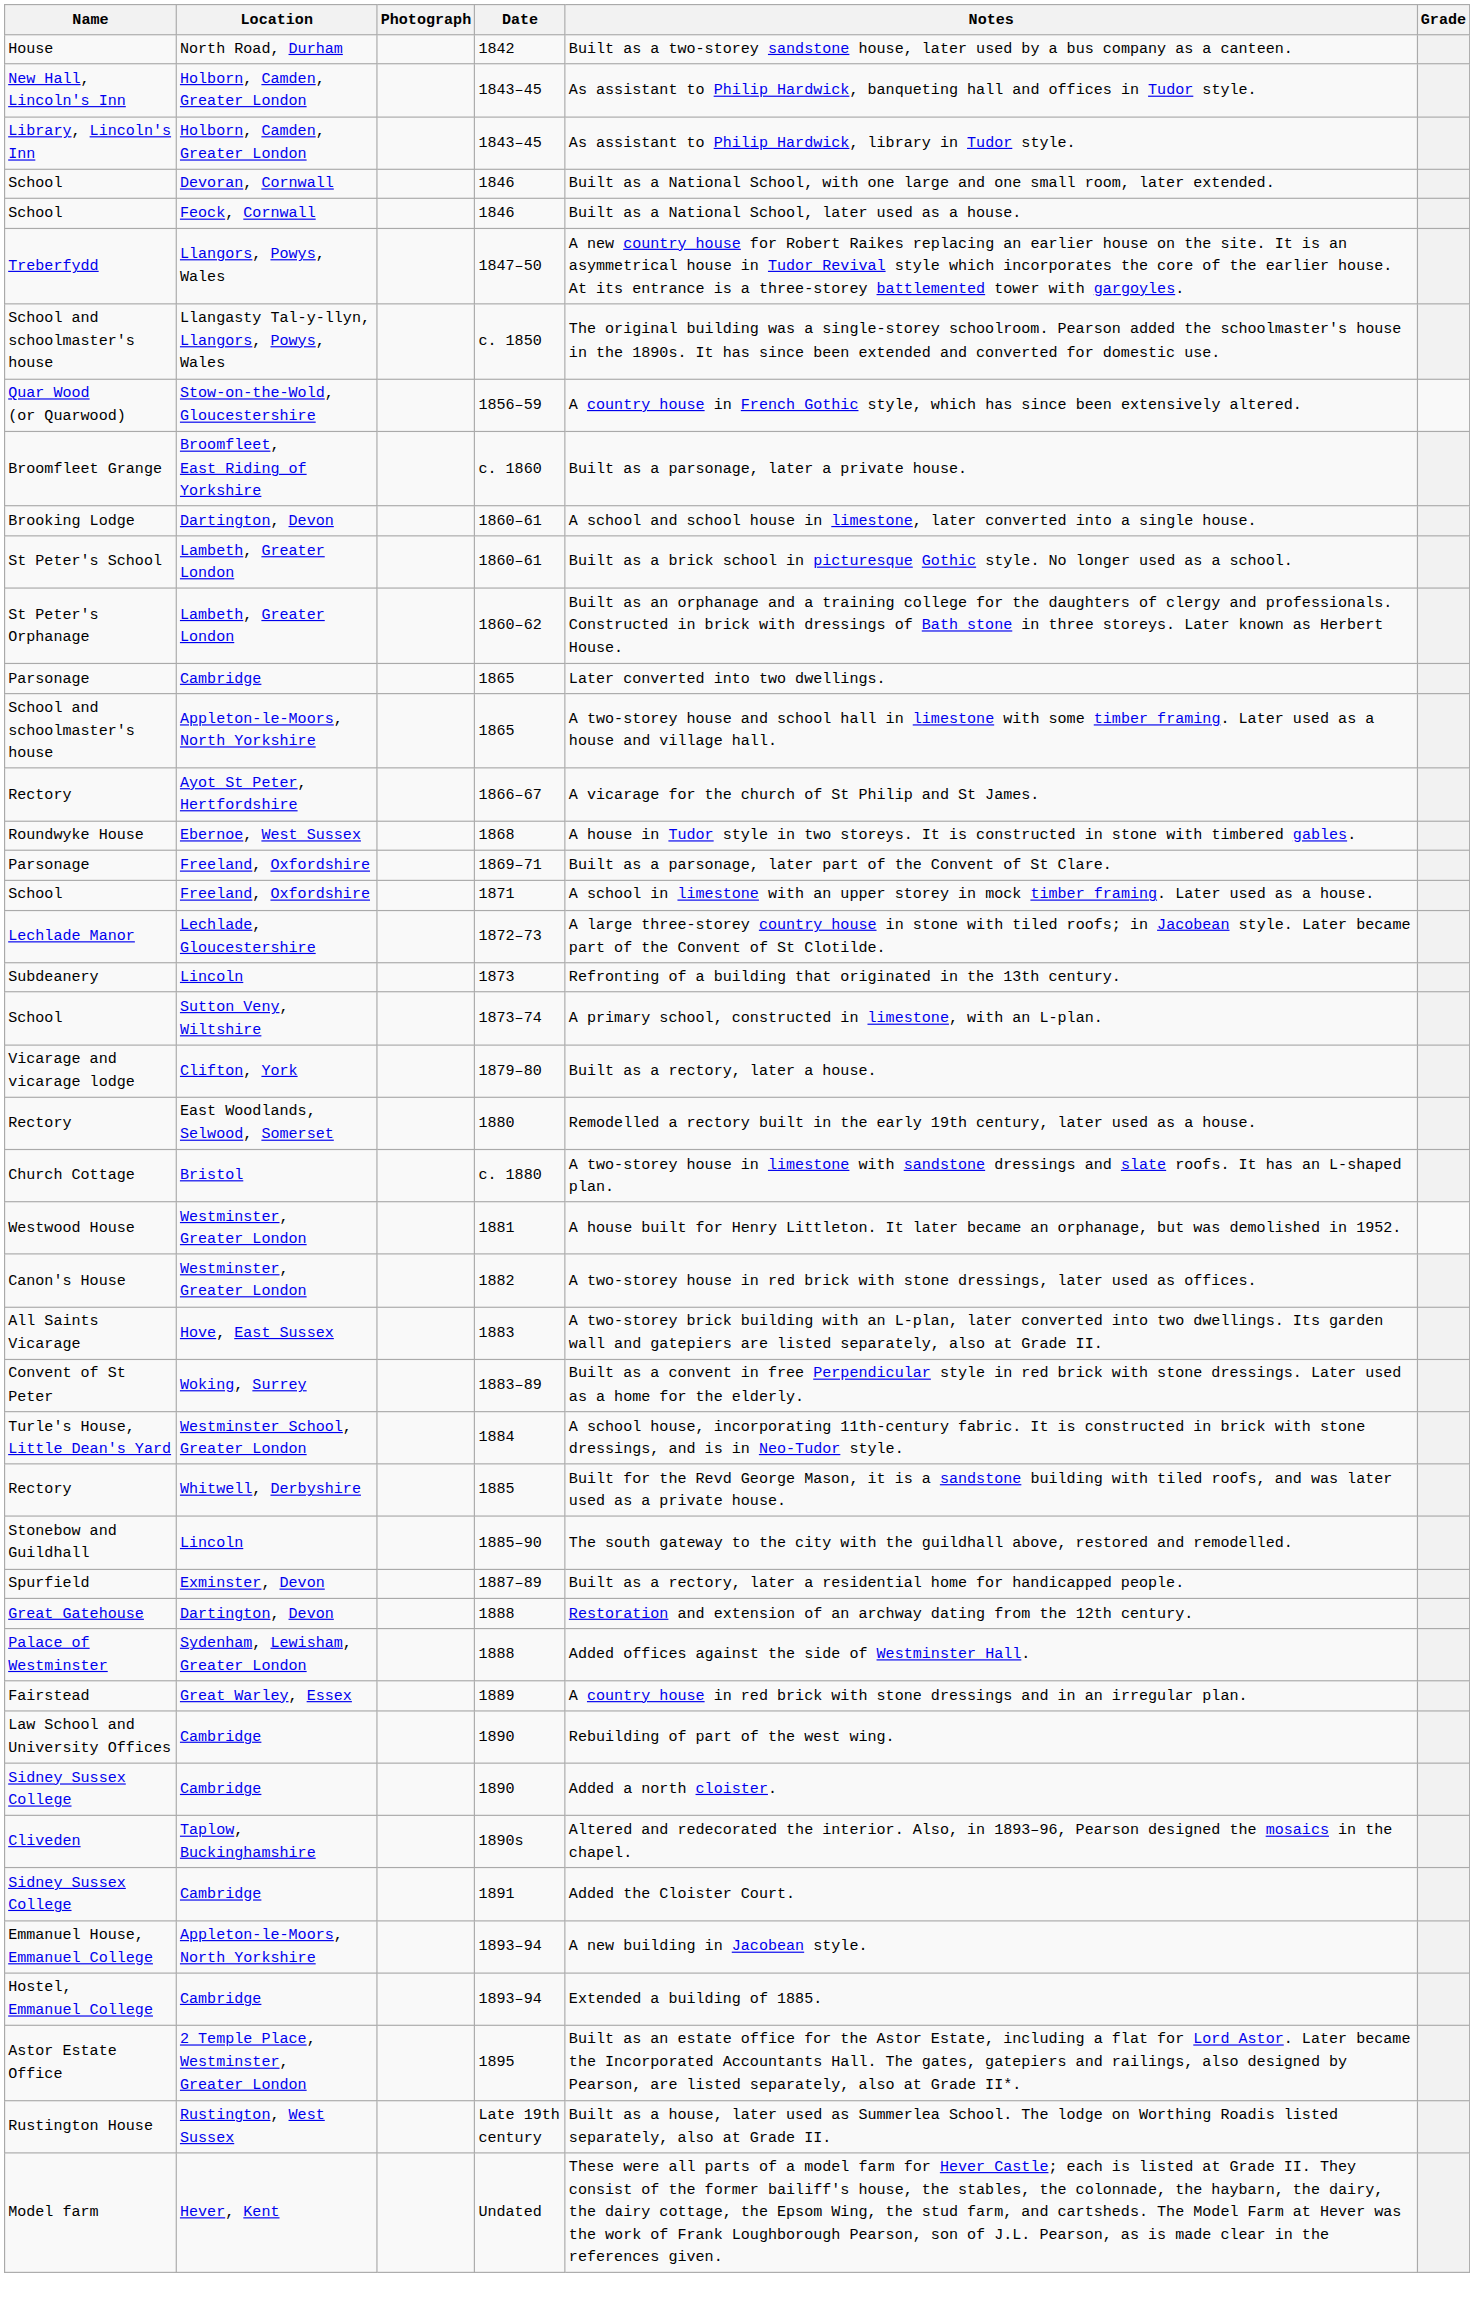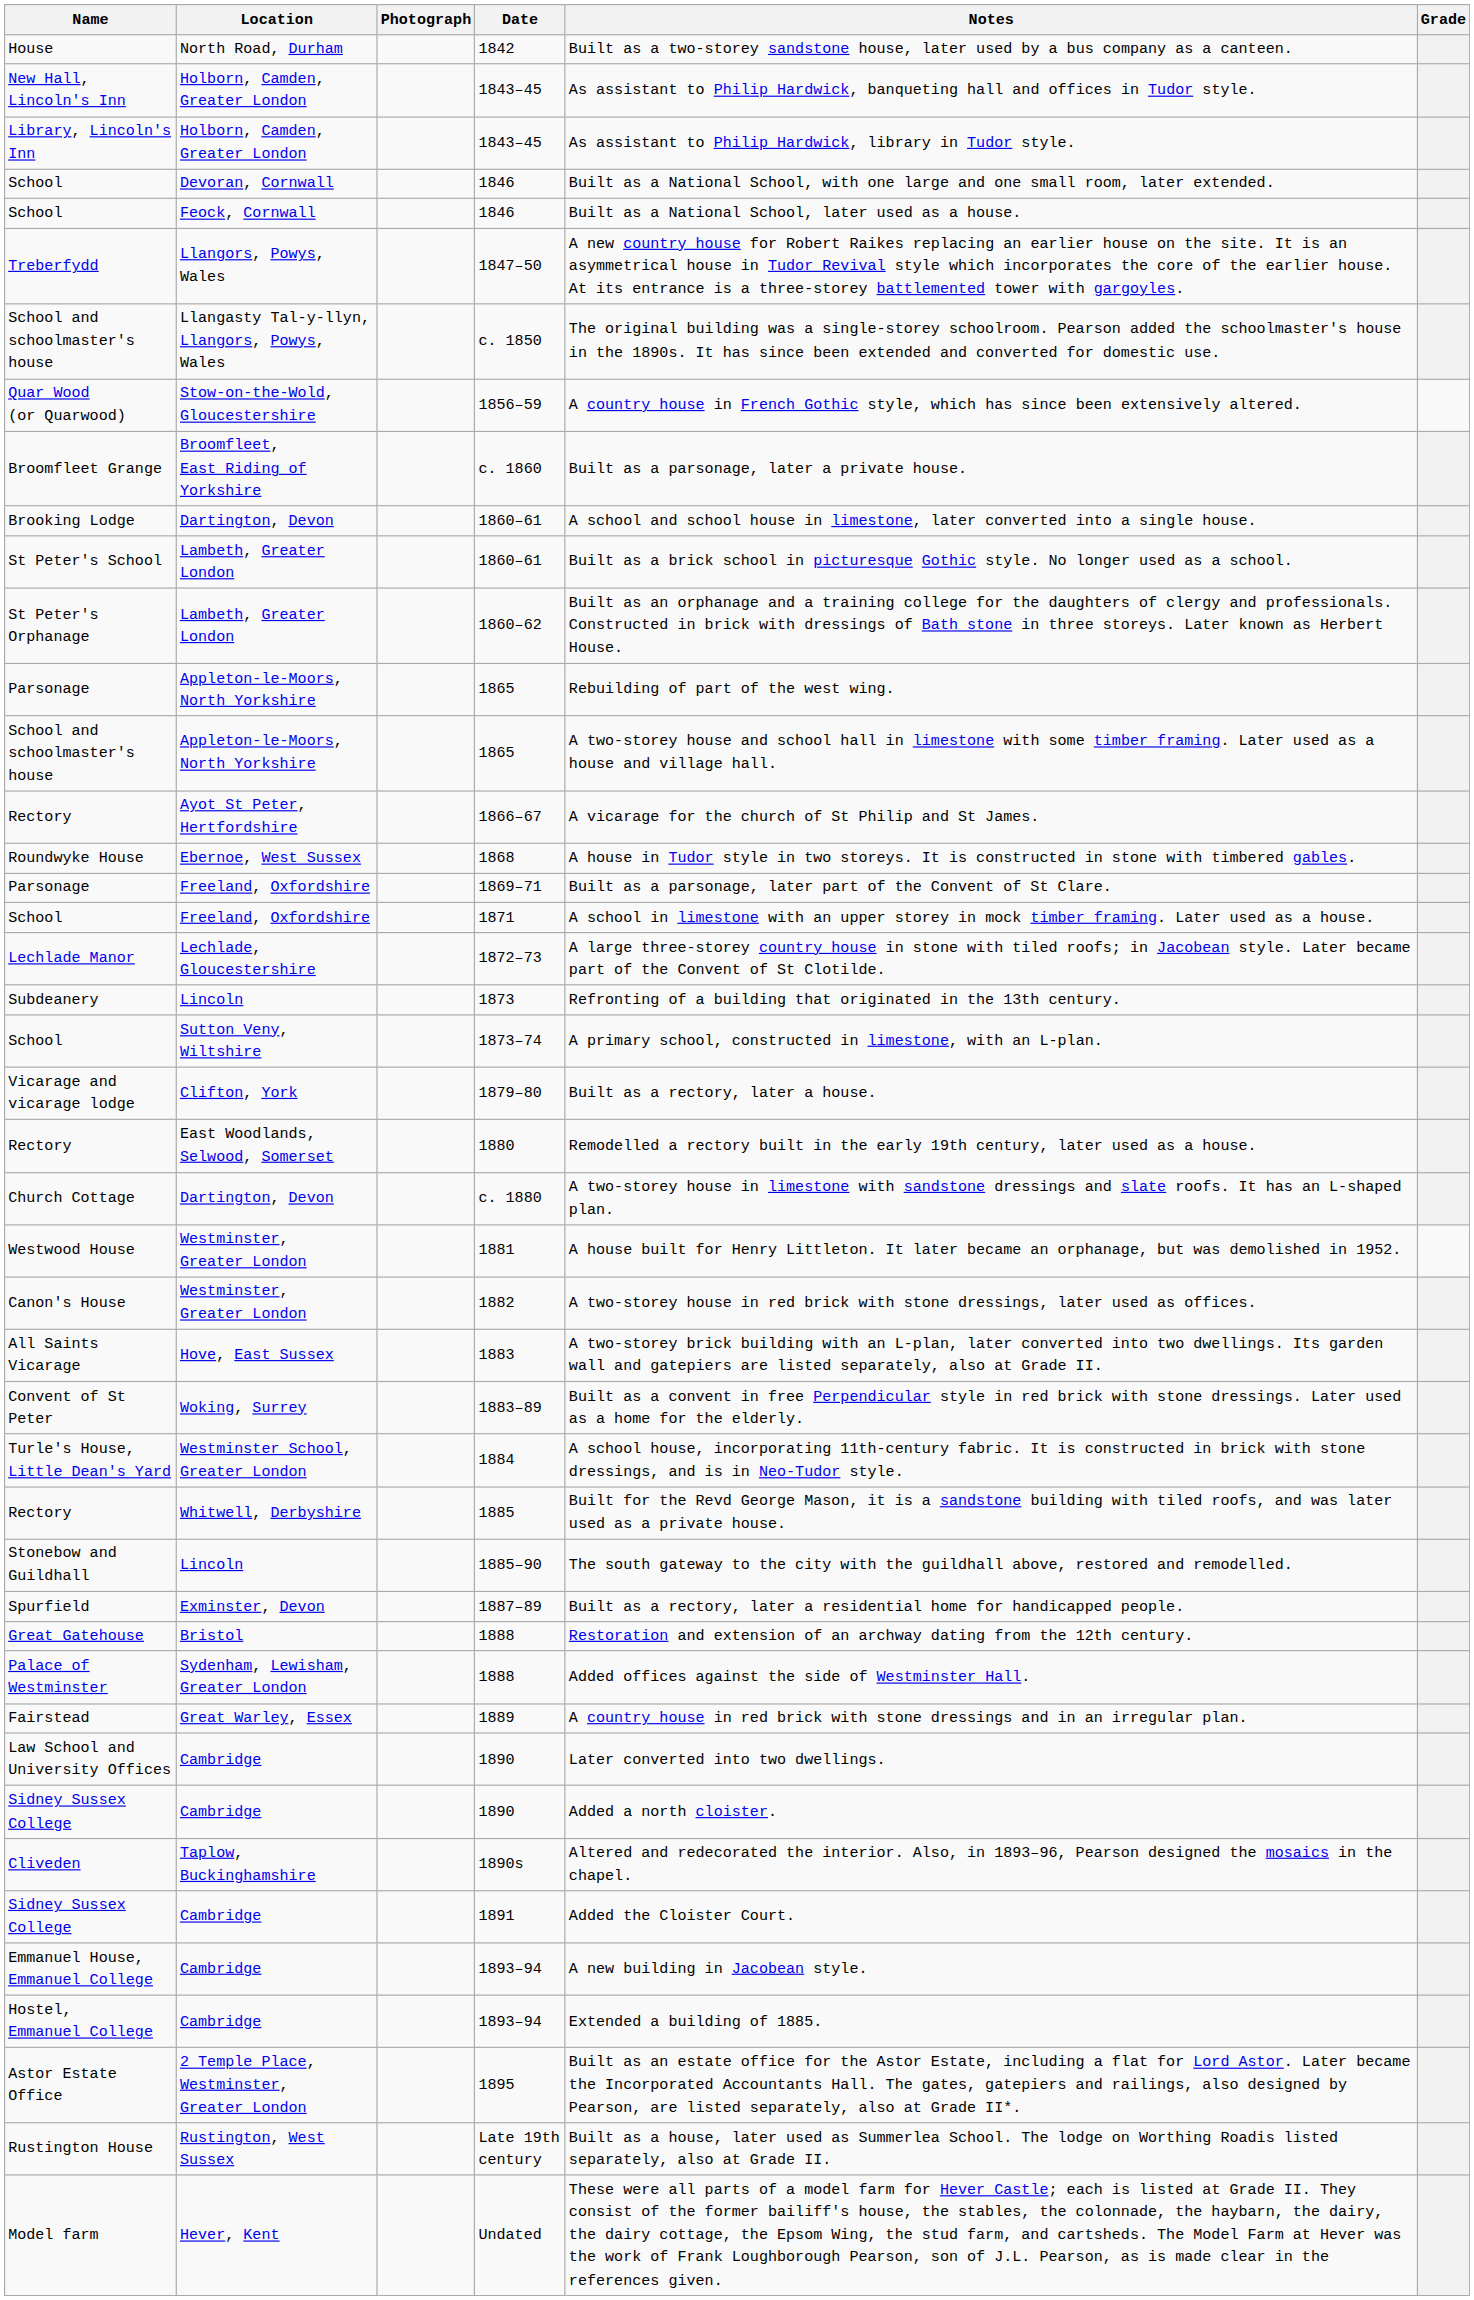(221, 678) Cambridge -> (261, 689) Appleton-le-Moors, North Yorkshire
(727, 678) Later converted into two dwellings. -> (732, 689) Rebuilding of part of the west wing.
(212, 1175) Bristol -> (257, 1198) Dartington, Devon
(257, 1613) Dartington, Devon -> (212, 1636) Bristol
(732, 1737) Rebuilding of part of the west wing. -> (727, 1759) Later converted into two dwellings.
(261, 1946) Appleton-le-Moors, North Yorkshire -> (221, 1969) Cambridge
